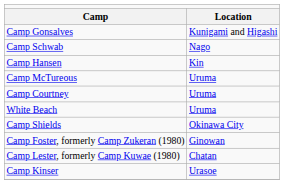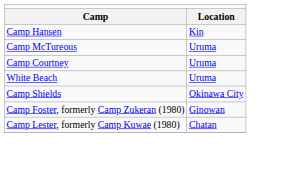- row: (40, 32)
- row: (35, 47)
- row: (32, 171)
